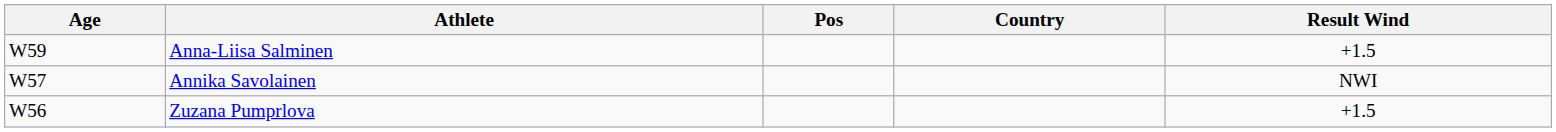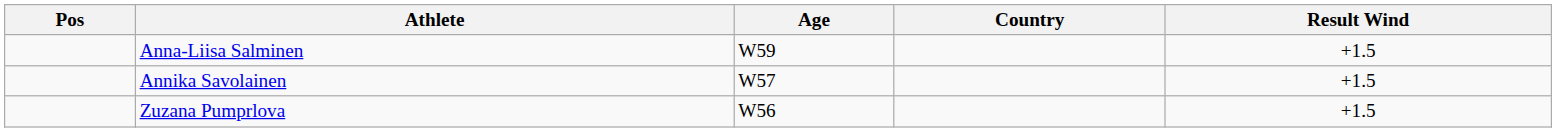columns swapped: (829, 19) <-> (85, 19)
(1358, 80) NWI -> (1358, 80) +1.5
